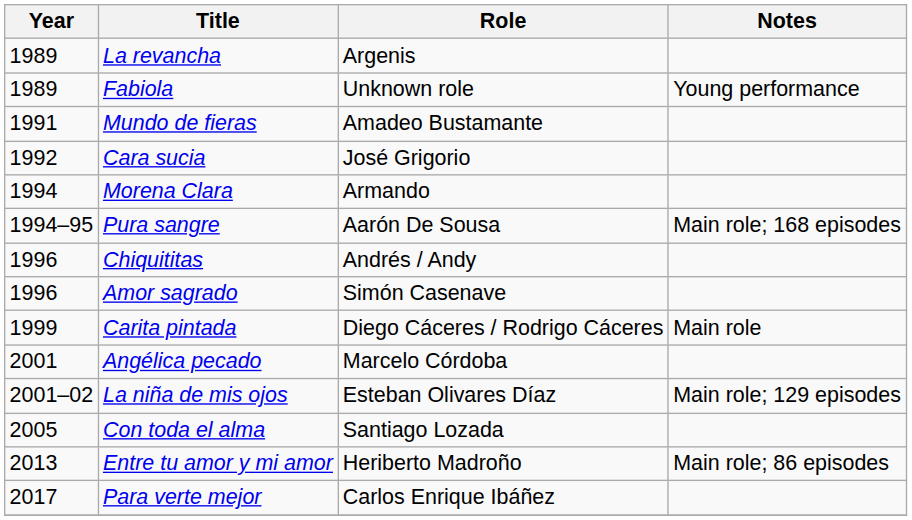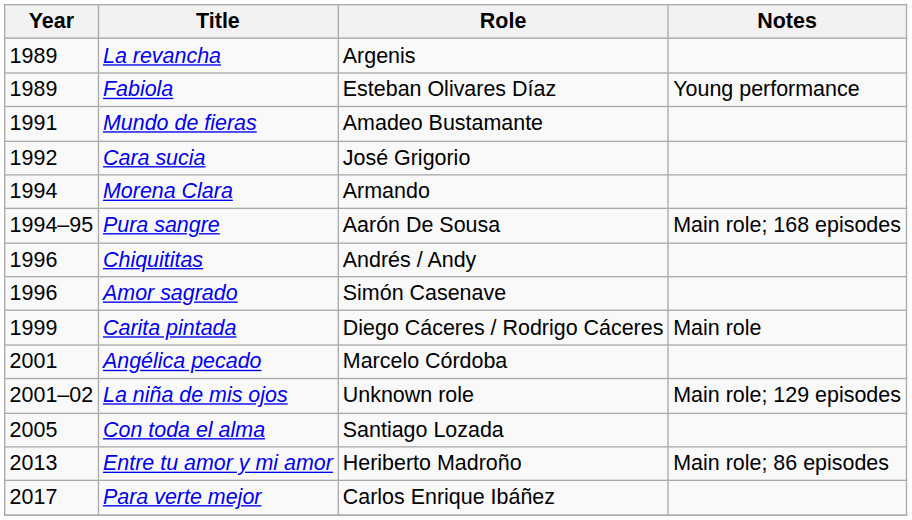(408, 89) Unknown role -> (449, 89) Esteban Olivares Díaz
(449, 395) Esteban Olivares Díaz -> (408, 395) Unknown role
